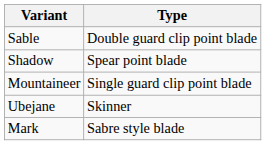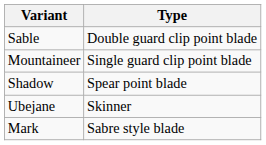rows swapped: (31, 60) <-> (44, 83)
